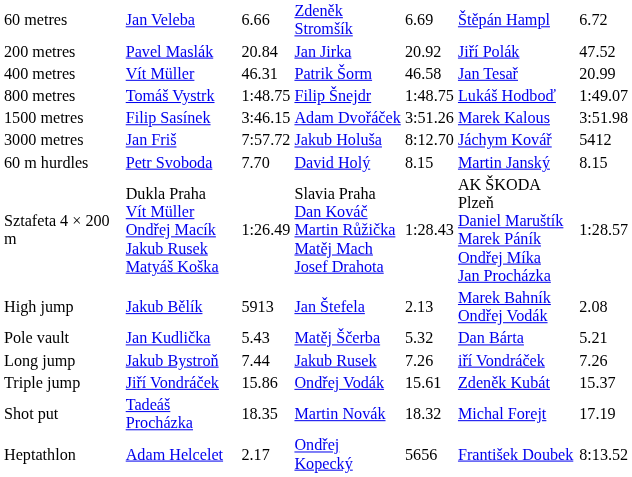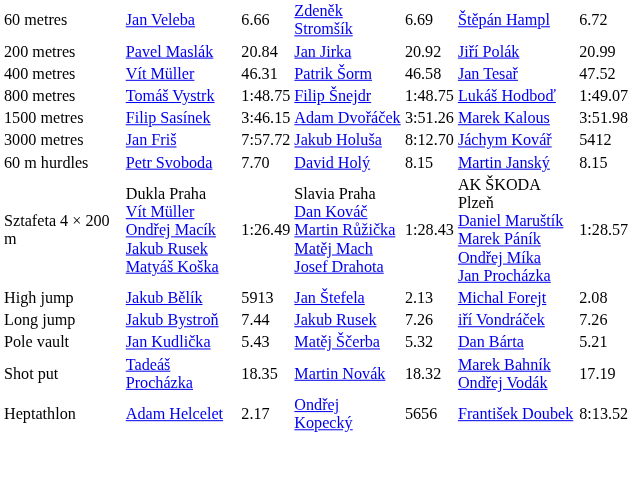(597, 51) 47.52 -> (597, 51) 20.99
(597, 73) 20.99 -> (597, 73) 47.52
(504, 307) Marek Bahník Ondřej Vodák -> (502, 297) Michal Forejt
rows swapped: (37, 338) <-> (40, 360)
- row: (42, 382)
(502, 414) Michal Forejt -> (504, 373) Marek Bahník Ondřej Vodák
